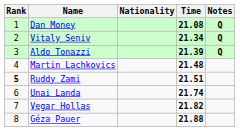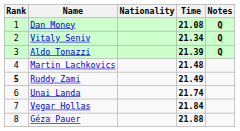(191, 79) 21.51 -> (191, 79) 21.49
(191, 106) 21.82 -> (191, 106) 21.84
